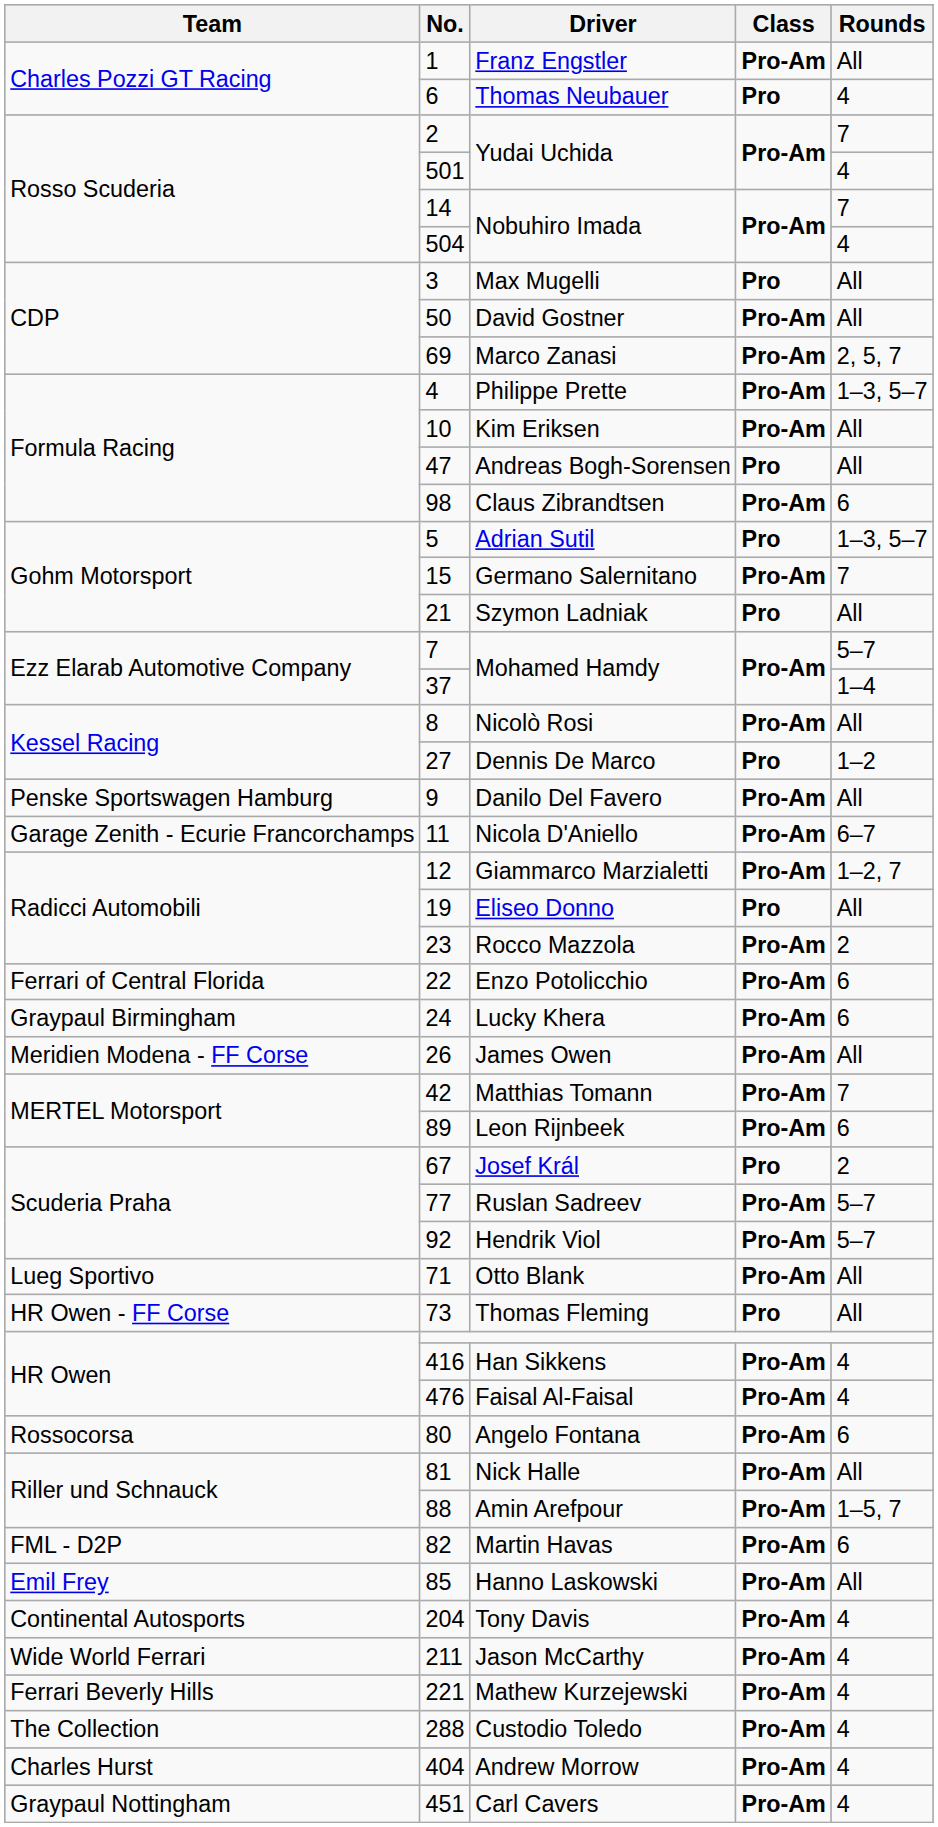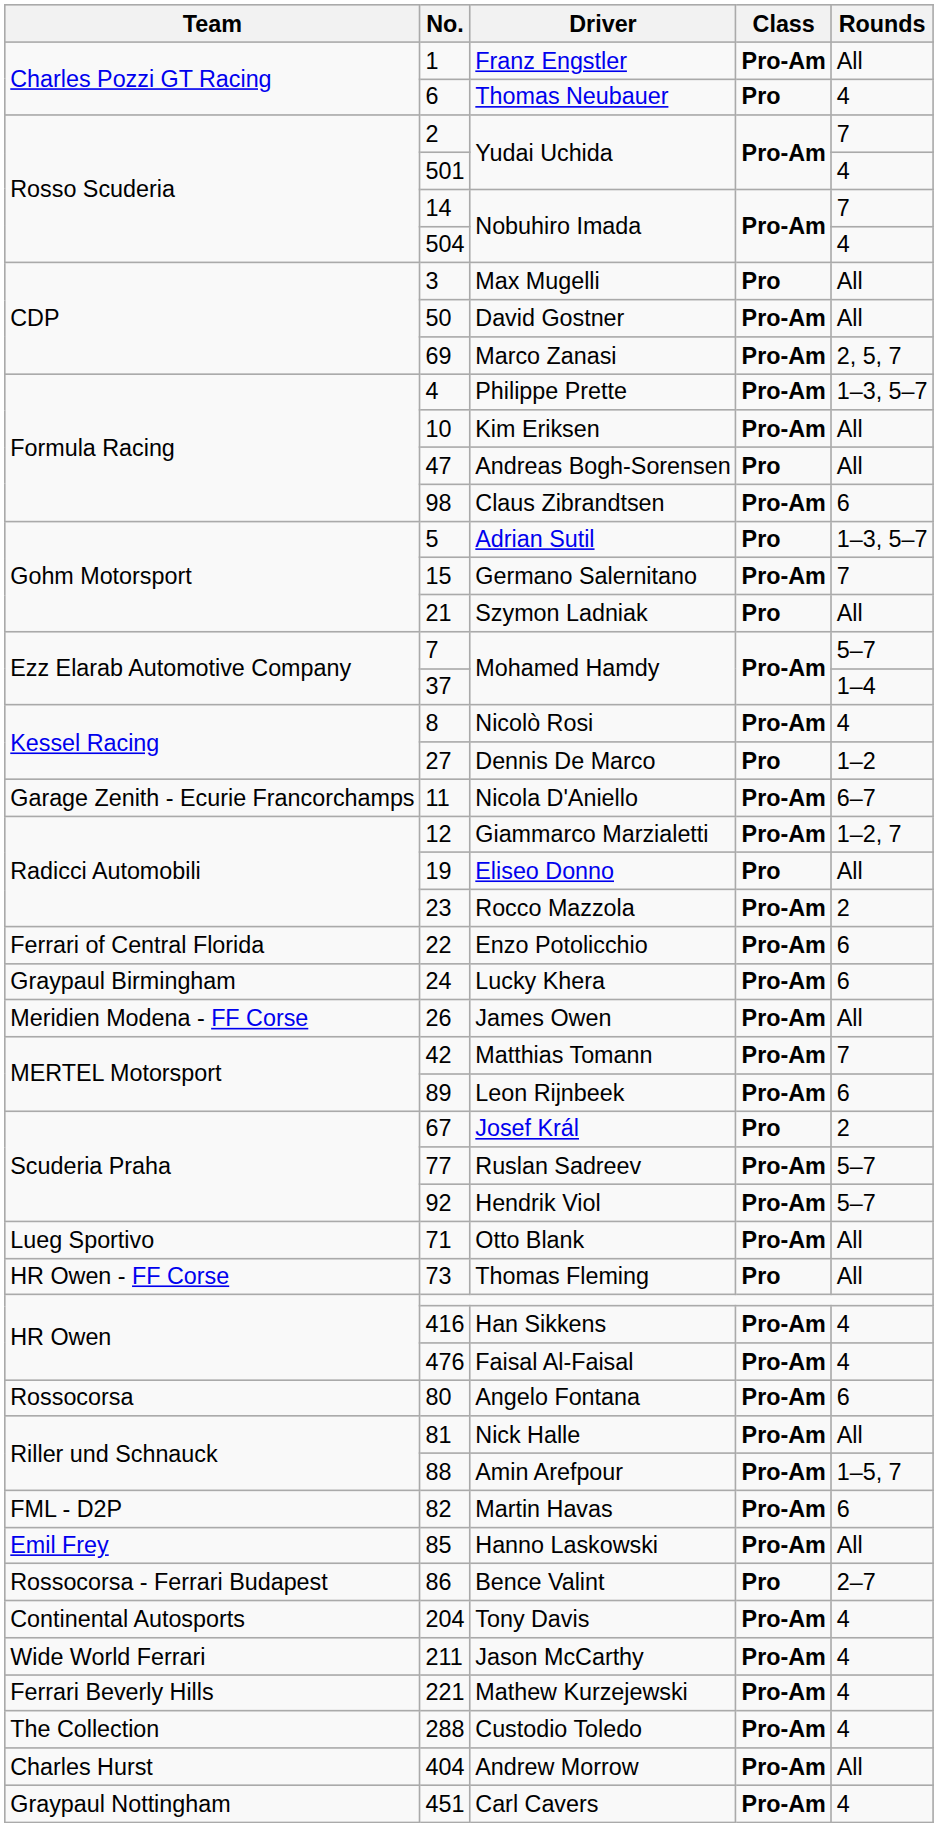(850, 724) All -> (843, 724) 4
- row: (432, 798)
+ row: (438, 1582)
(843, 1767) 4 -> (850, 1767) All
